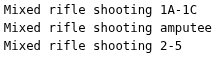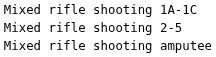rows swapped: (93, 46) <-> (108, 28)
